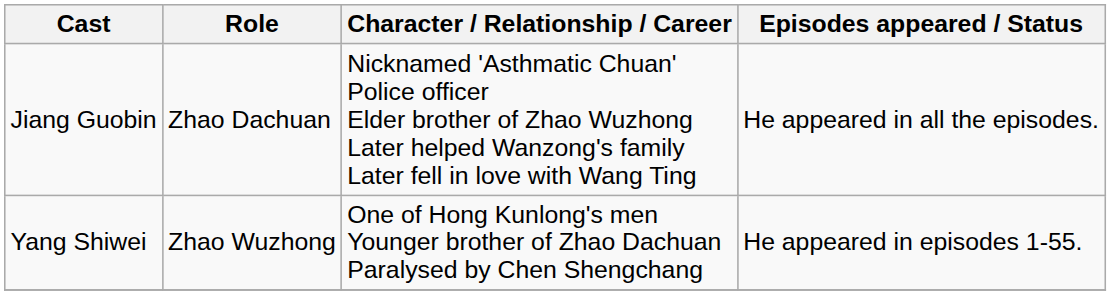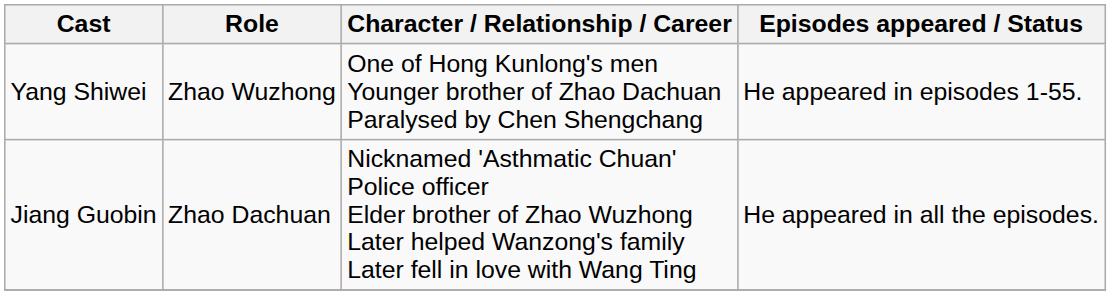rows swapped: (84, 119) <-> (79, 242)
